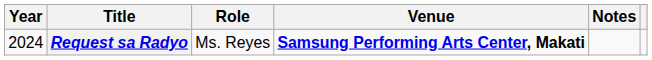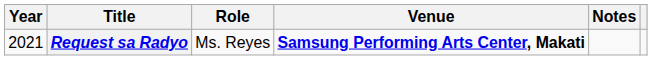(26, 42) 2024 -> (26, 42) 2021
